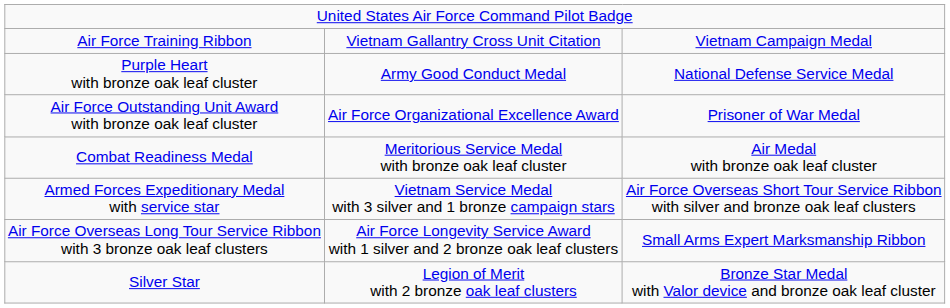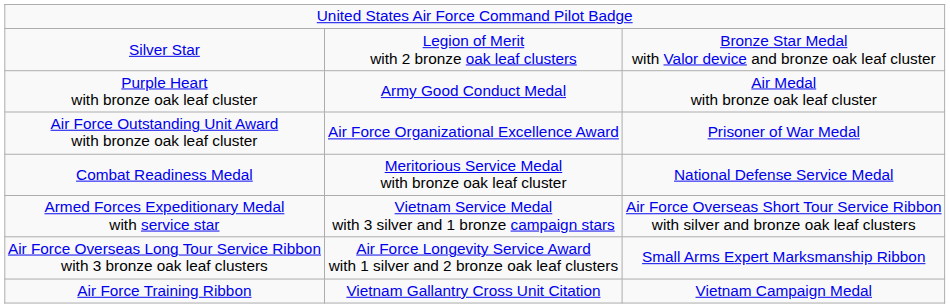rows swapped: (164, 282) <-> (164, 41)
(784, 74) National Defense Service Medal -> (784, 91) Air Medal with bronze oak leaf cluster
(784, 157) Air Medal with bronze oak leaf cluster -> (784, 174) National Defense Service Medal
